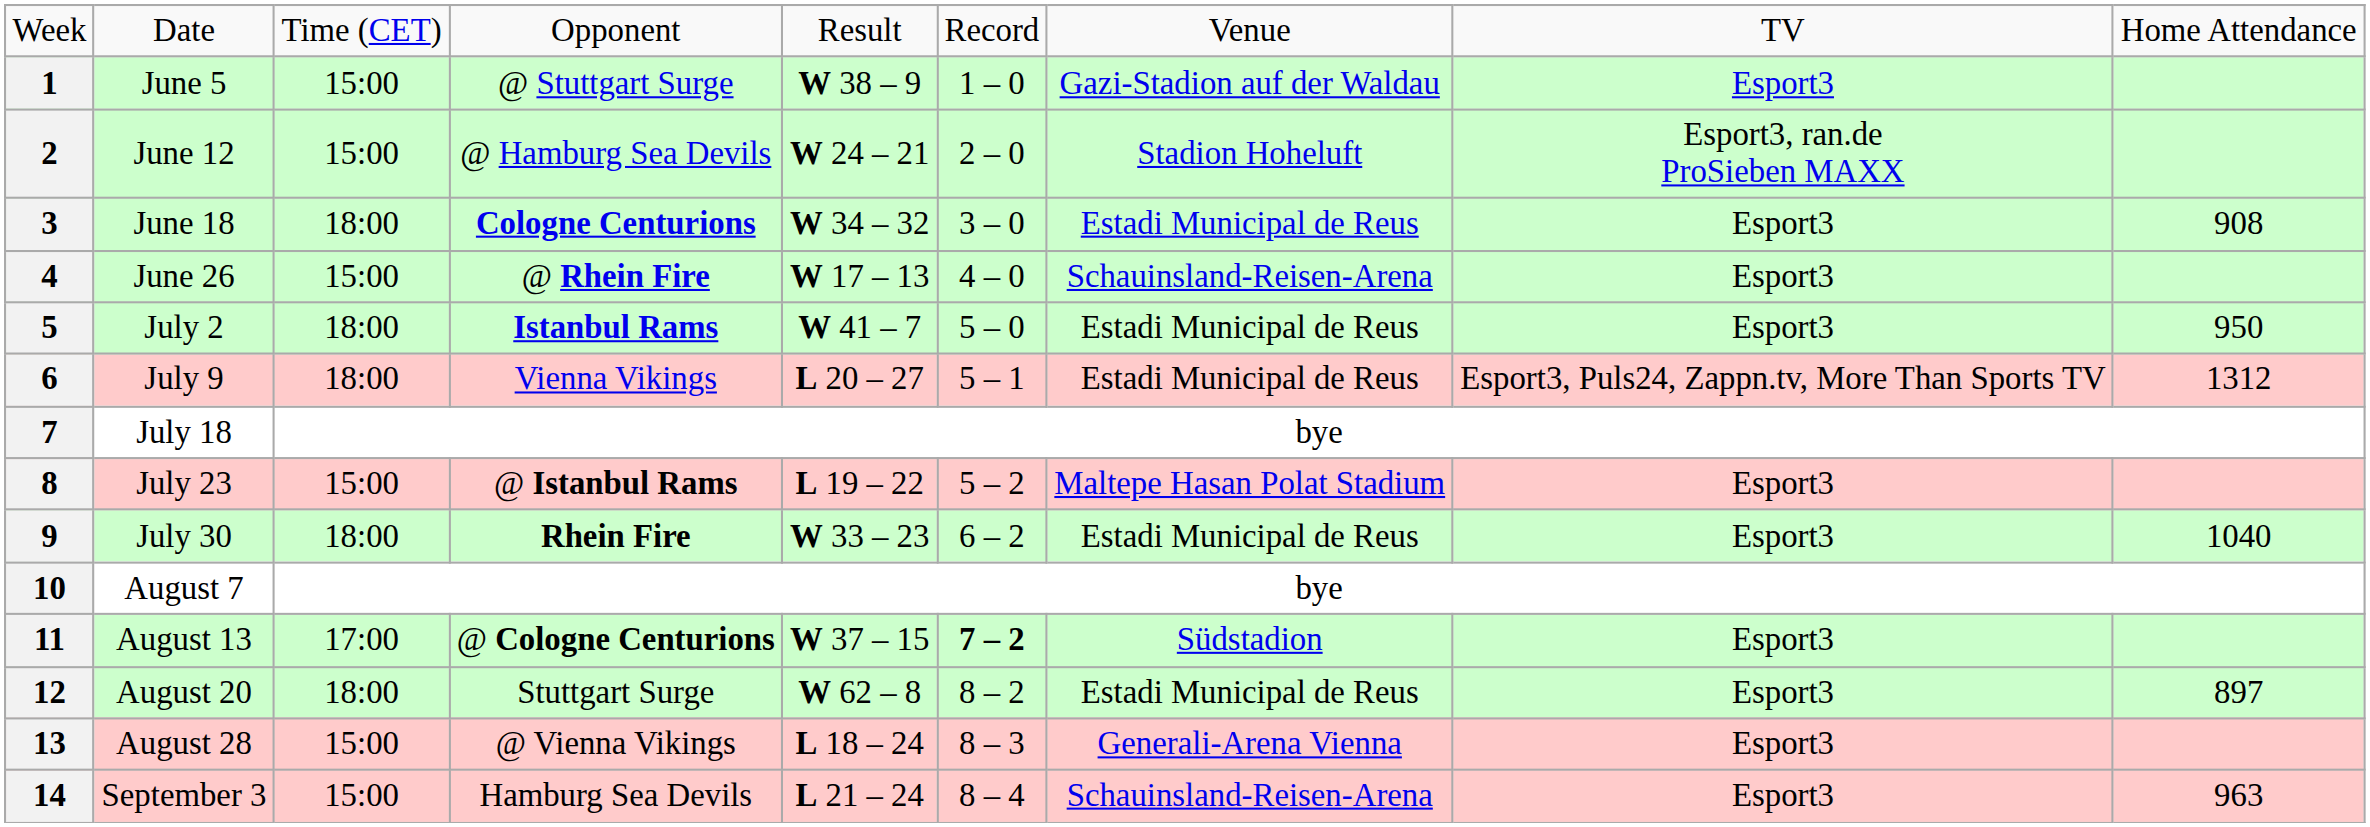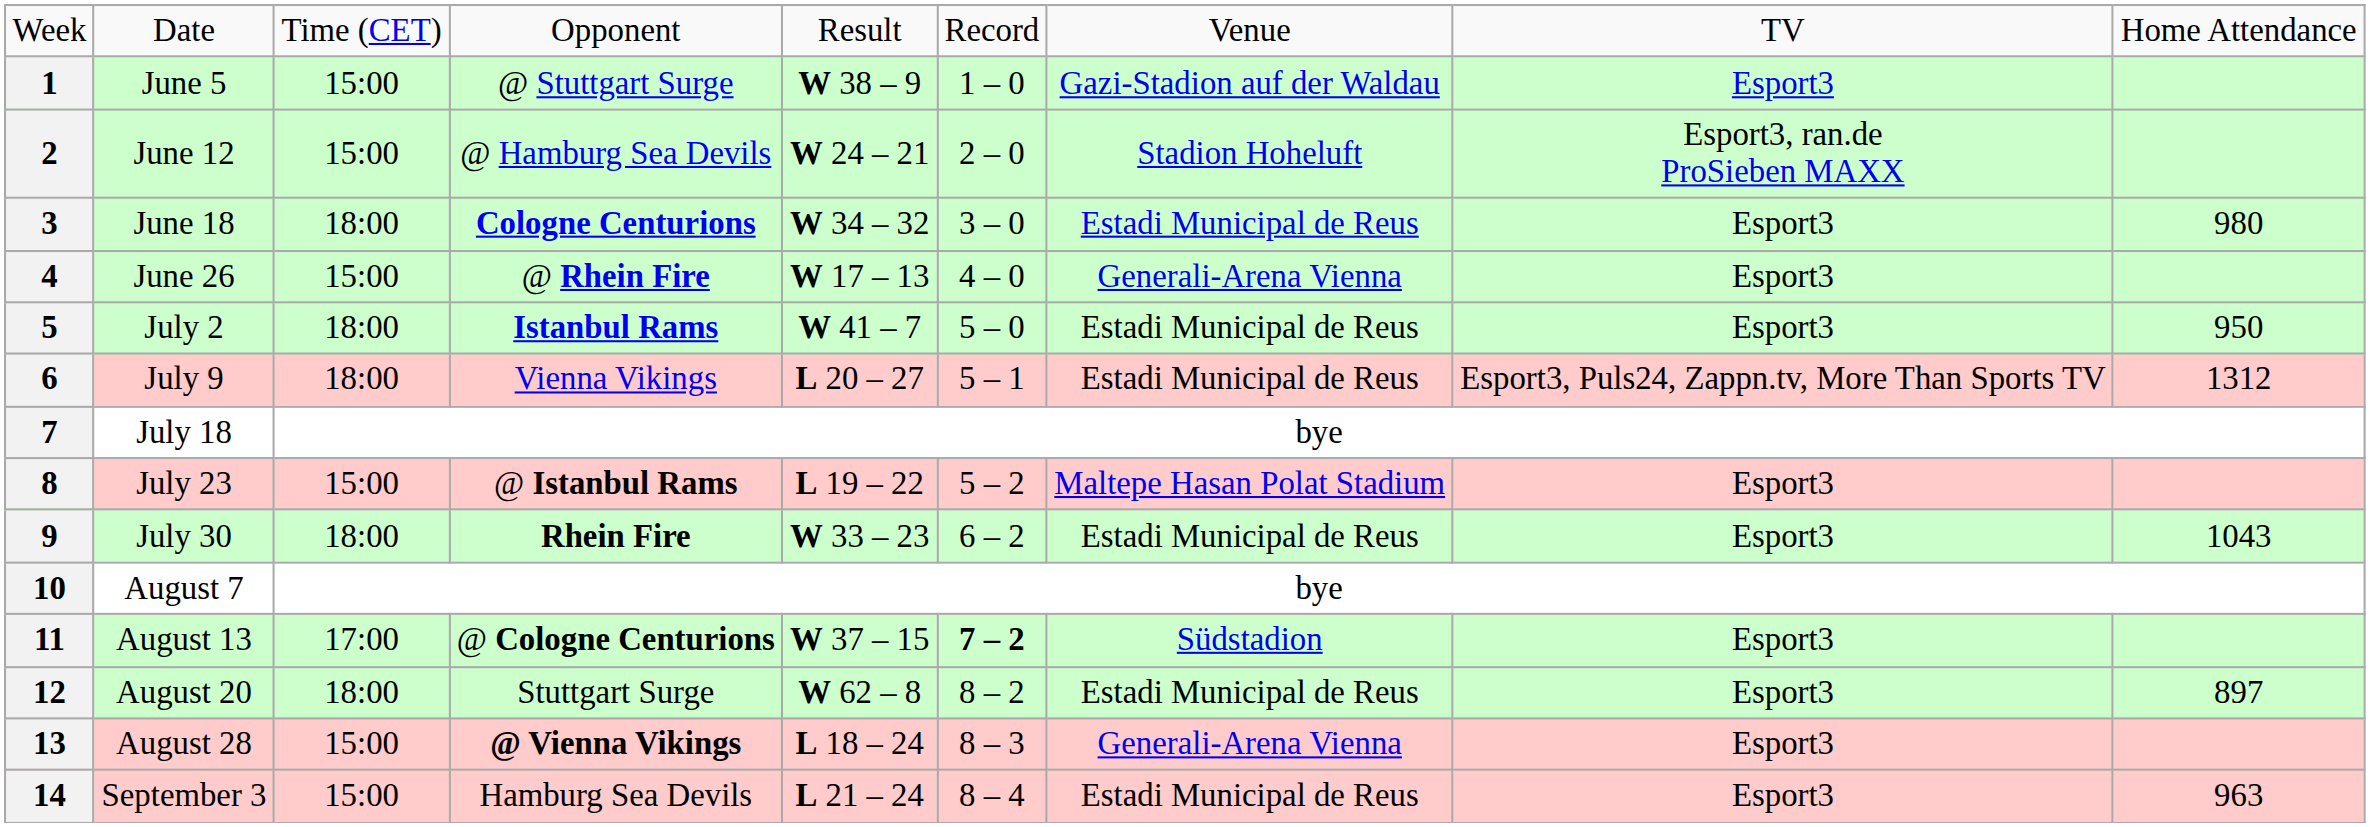(2239, 223) 908 -> (2239, 223) 980
(1250, 275) Schauinsland-Reisen-Arena -> (1250, 275) Generali-Arena Vienna
(2239, 535) 1040 -> (2239, 535) 1043
(616, 743) normal -> (616, 743) bold
(1250, 795) Schauinsland-Reisen-Arena -> (1250, 795) Estadi Municipal de Reus
